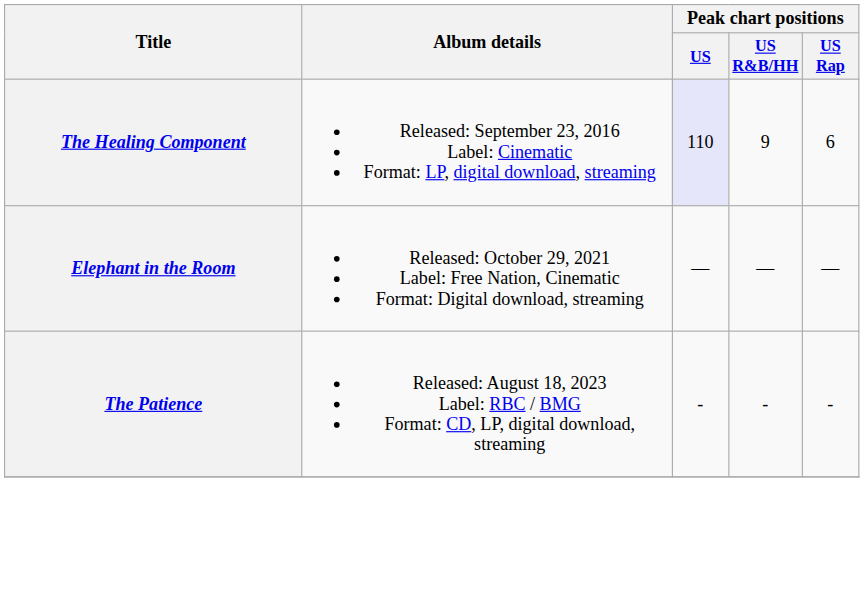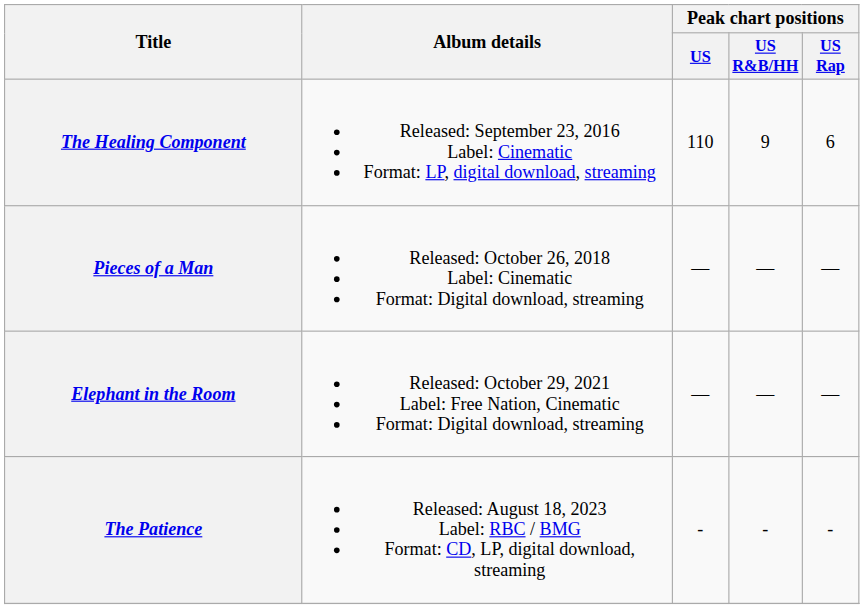(700, 142) lavender background -> (700, 142) no background
+ row: (153, 268)
